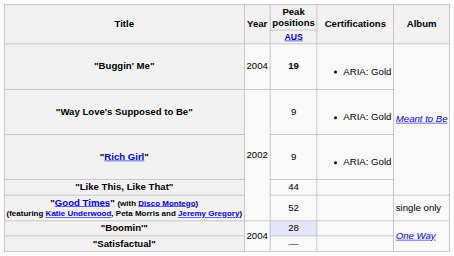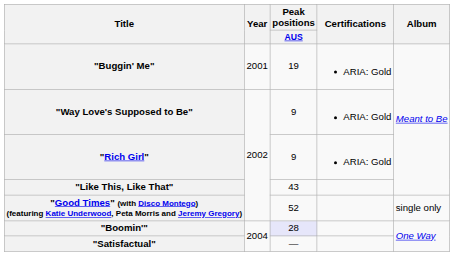(257, 66) 2004 -> (257, 66) 2001
(294, 66) bold -> (294, 66) normal
(294, 187) 44 -> (294, 187) 43
